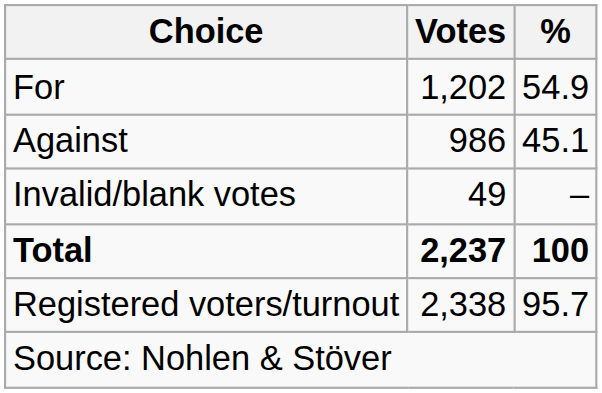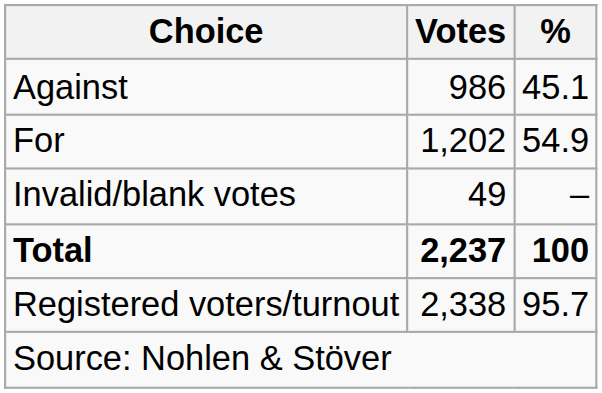rows swapped: (39, 86) <-> (70, 140)
